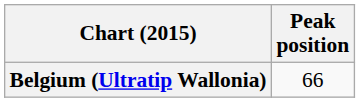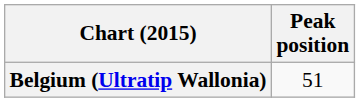(313, 79) 66 -> (313, 79) 51
